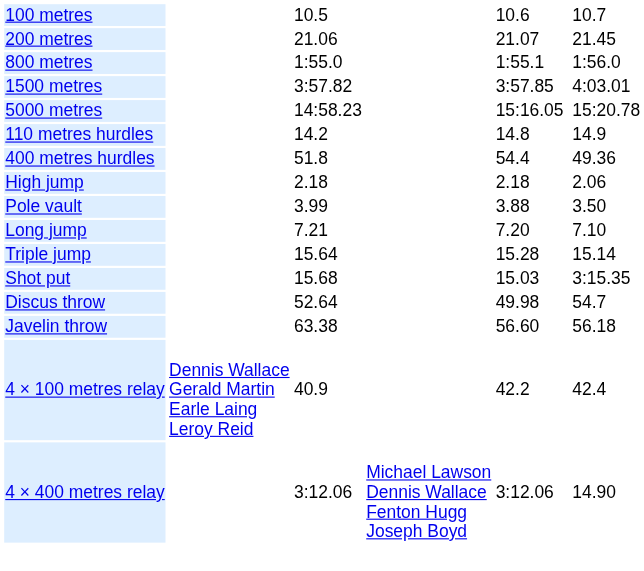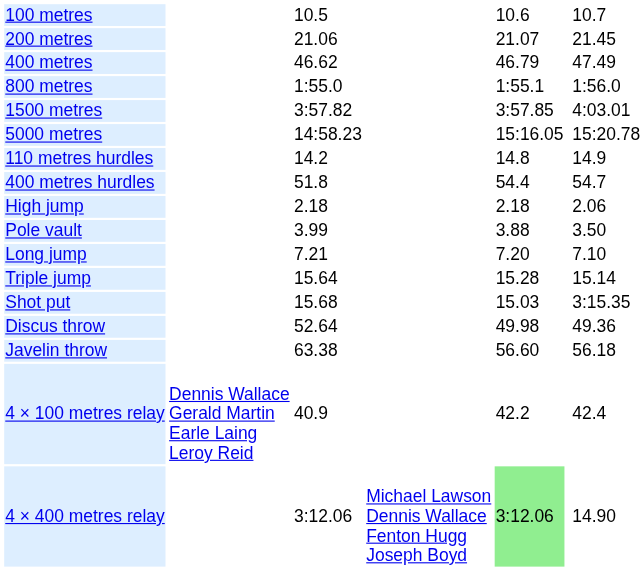+ row: (49, 62)
(594, 158) 49.36 -> (589, 182) 54.7
(589, 302) 54.7 -> (594, 326) 49.36
(525, 492) no background -> (525, 516) lightgreen background
